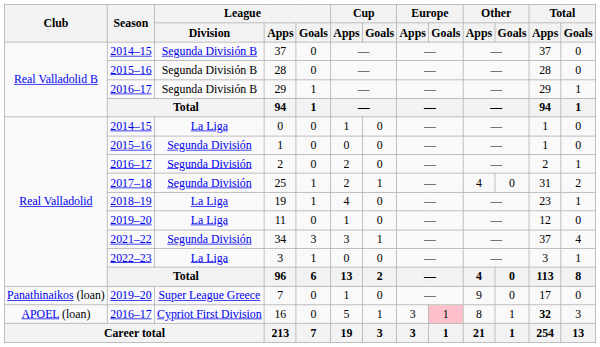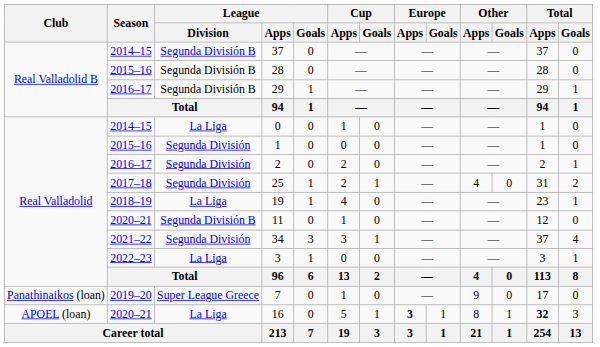(131, 220) 2019–20 -> (131, 220) 2020–21
(209, 220) La Liga -> (208, 220) Segunda División B
(131, 314) 2016–17 -> (131, 314) 2020–21
(209, 314) Cypriot First Division -> (208, 314) La Liga
(413, 314) normal -> (410, 314) bold
(446, 314) pink background -> (443, 314) no background
